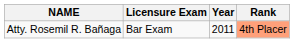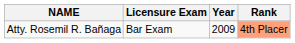(223, 29) 2011 -> (224, 29) 2009
